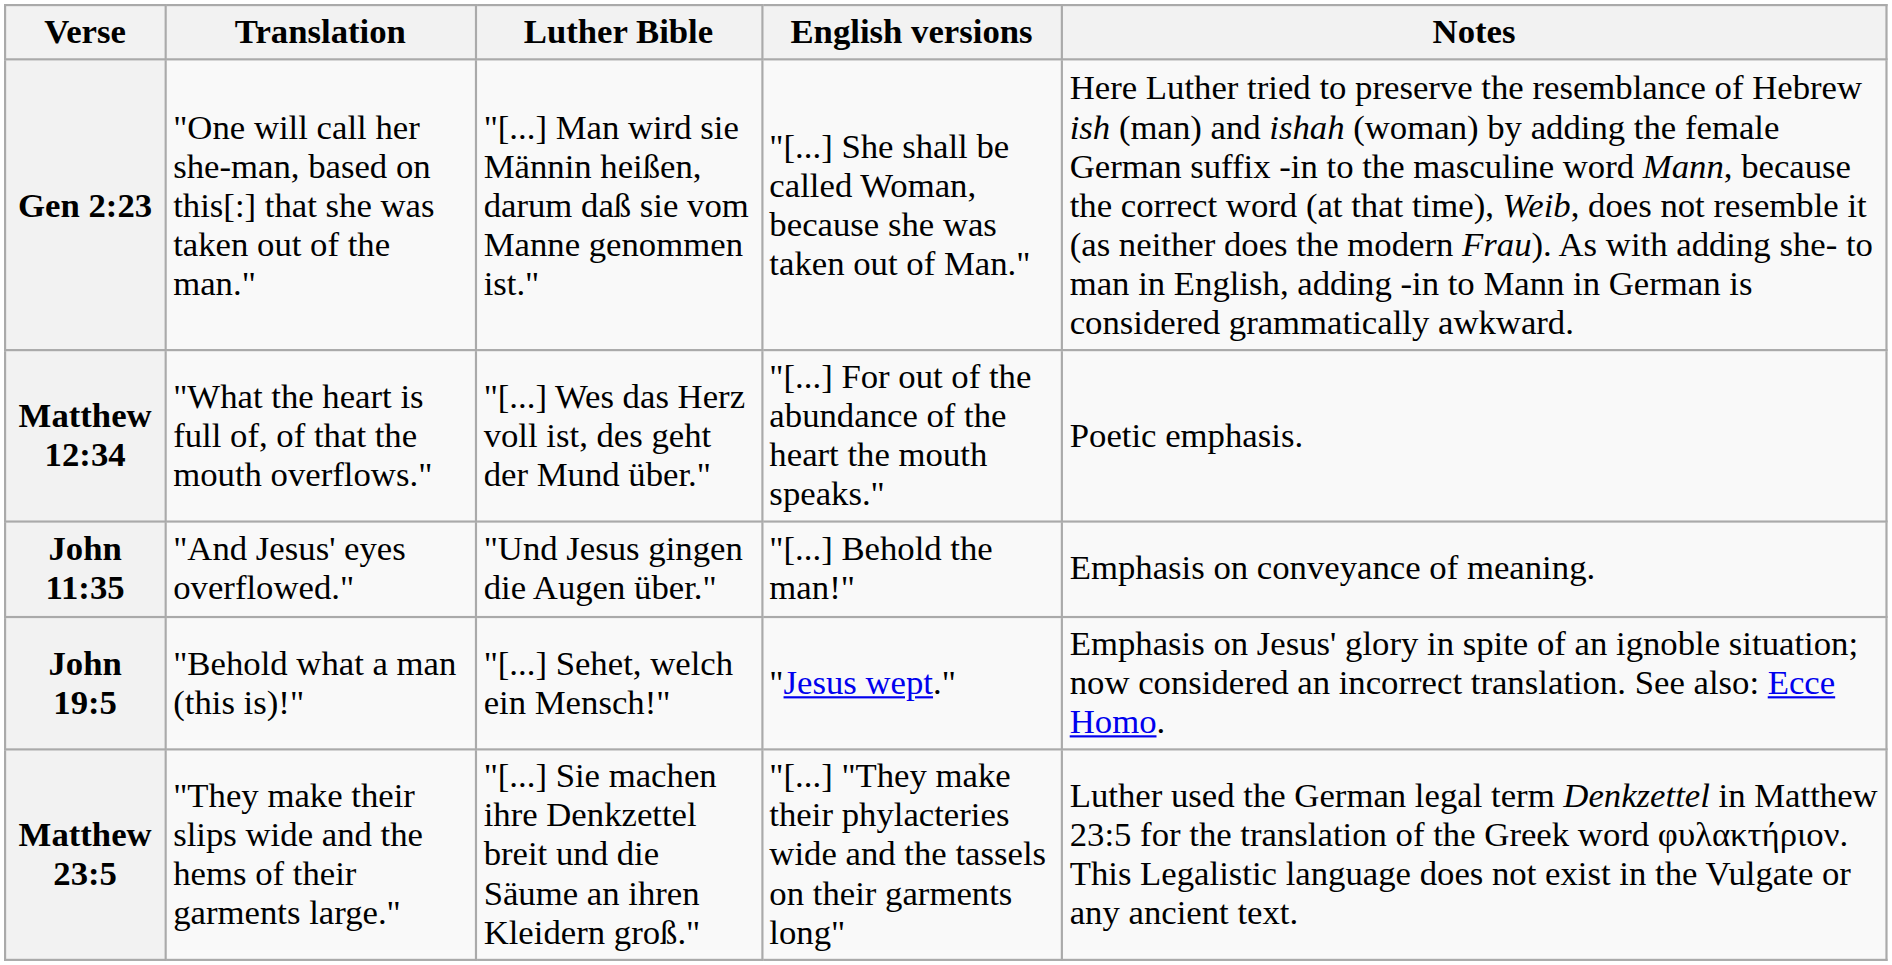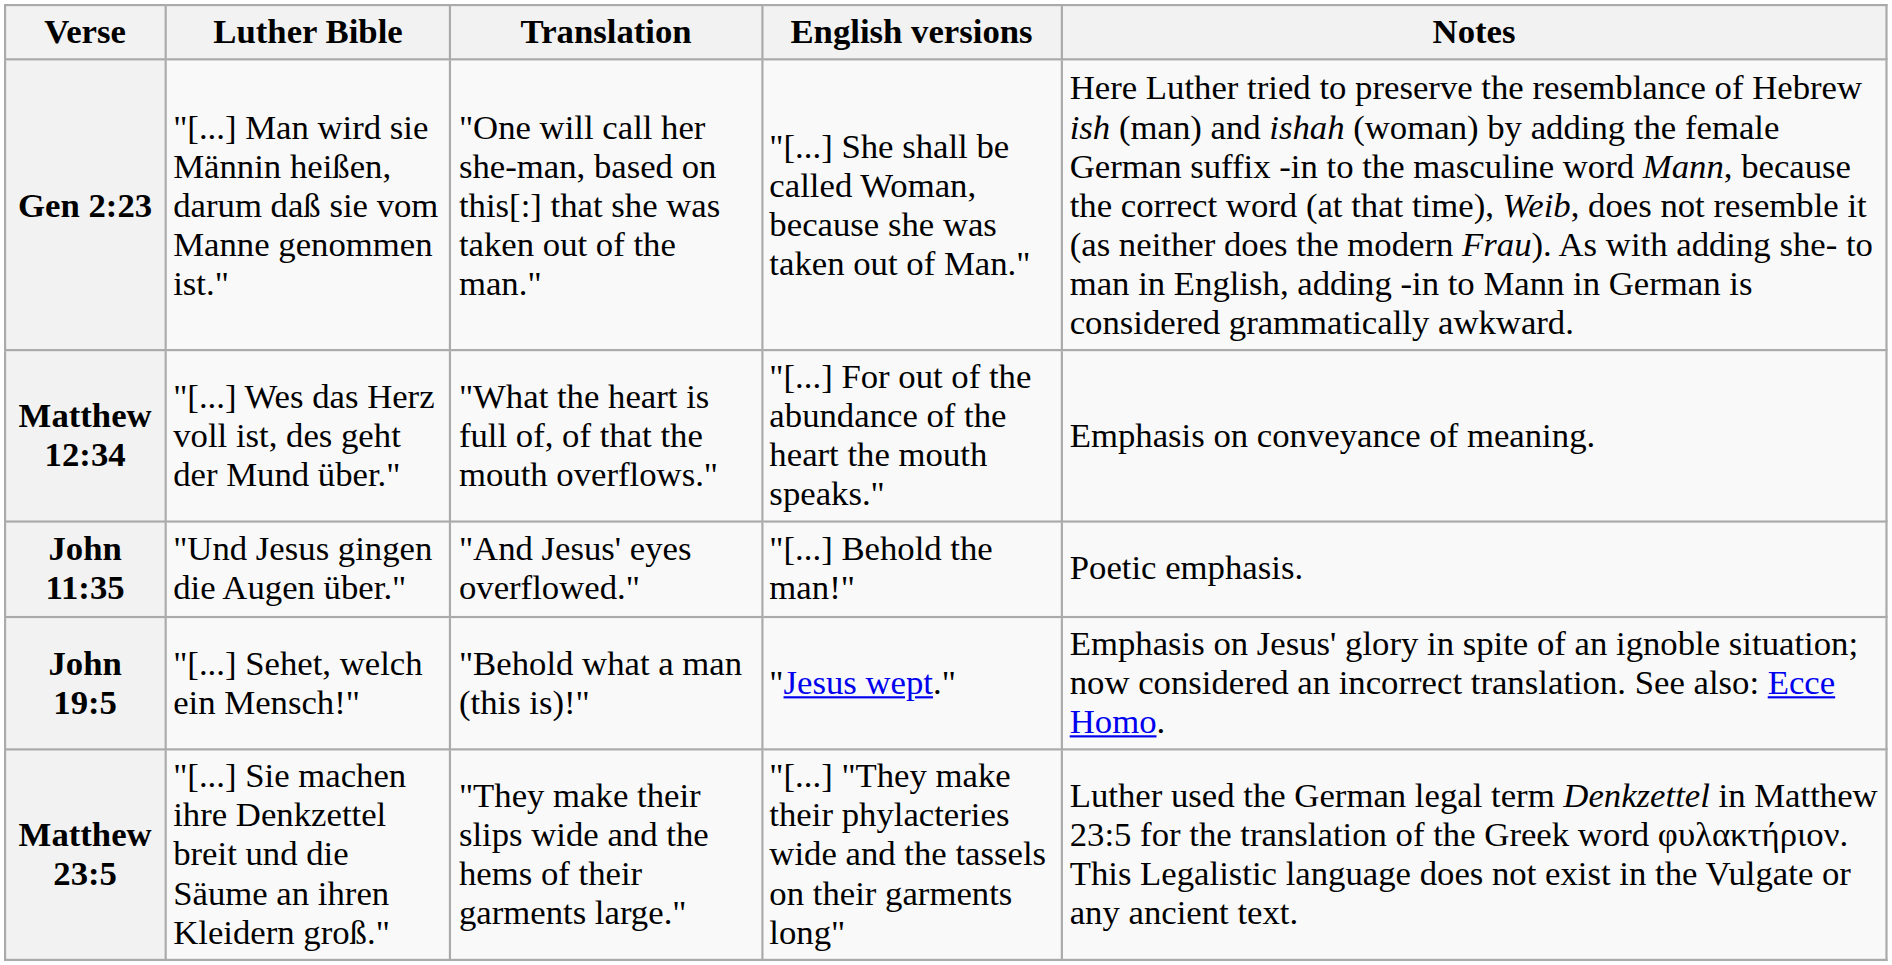columns swapped: (618, 32) <-> (320, 32)
(1186, 435) Poetic emphasis. -> (1332, 435) Emphasis on conveyance of meaning.
(1332, 568) Emphasis on conveyance of meaning. -> (1186, 568) Poetic emphasis.
